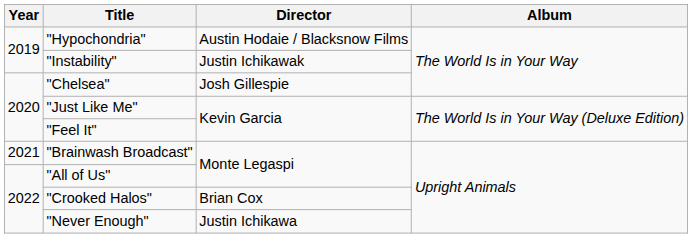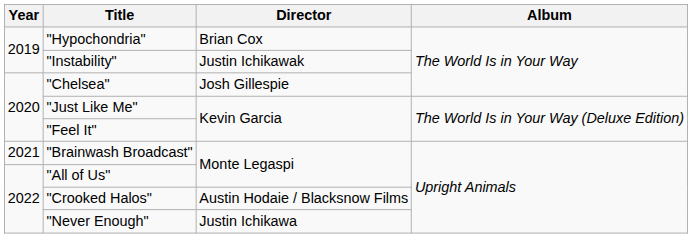(304, 38) Austin Hodaie / Blacksnow Films -> (231, 38) Brian Cox
(231, 198) Brian Cox -> (304, 198) Austin Hodaie / Blacksnow Films
